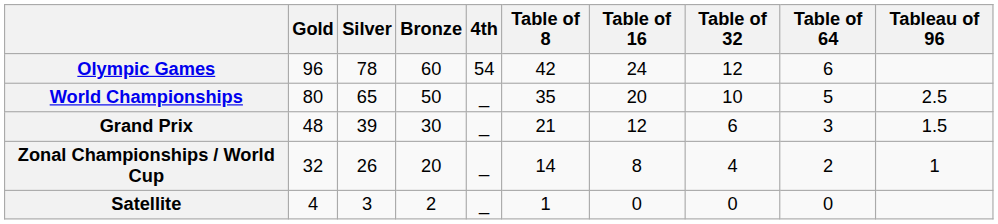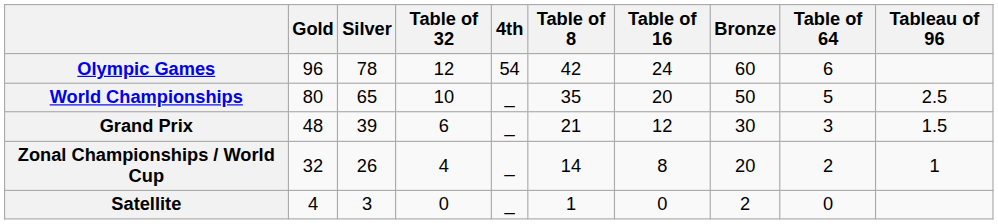columns swapped: (431, 29) <-> (732, 29)
